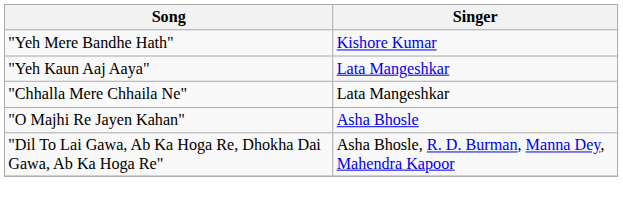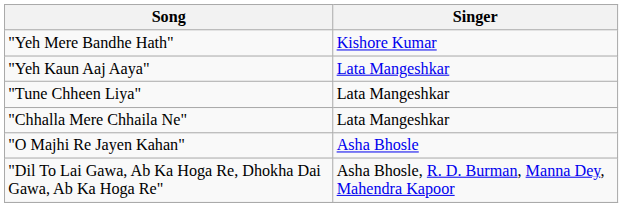+ row: (75, 94)
